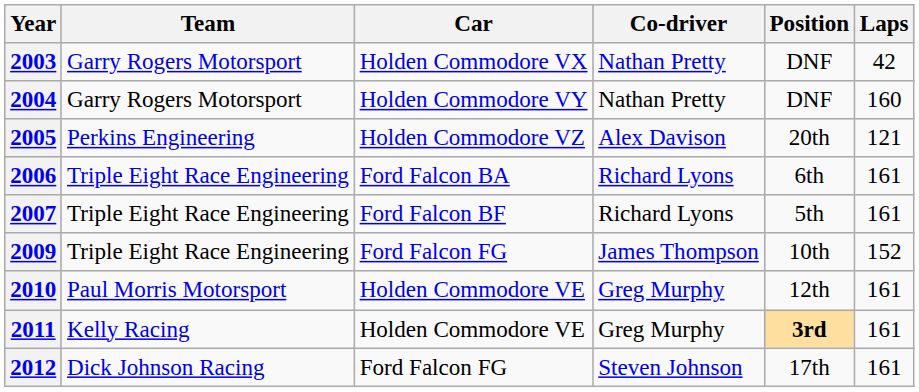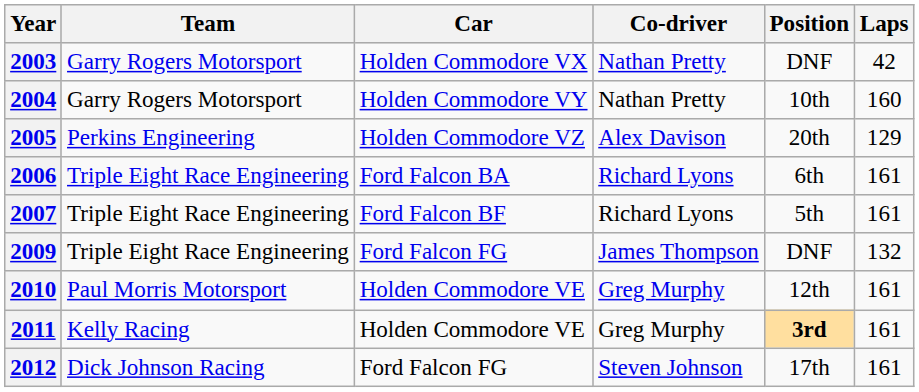(809, 99) DNF -> (809, 99) 10th
(884, 138) 121 -> (884, 138) 129
(809, 252) 10th -> (809, 252) DNF
(884, 252) 152 -> (884, 252) 132
